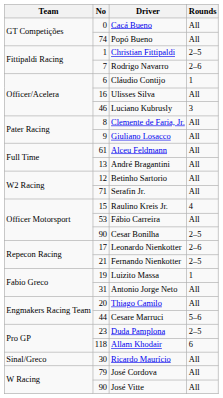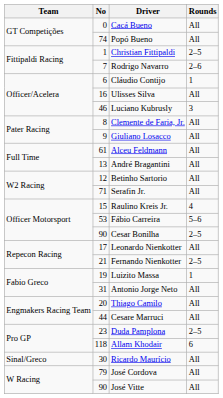(194, 219) All -> (195, 219) 5–6
(195, 247) 2–6 -> (194, 247) All
(195, 317) 5–6 -> (194, 317) All
